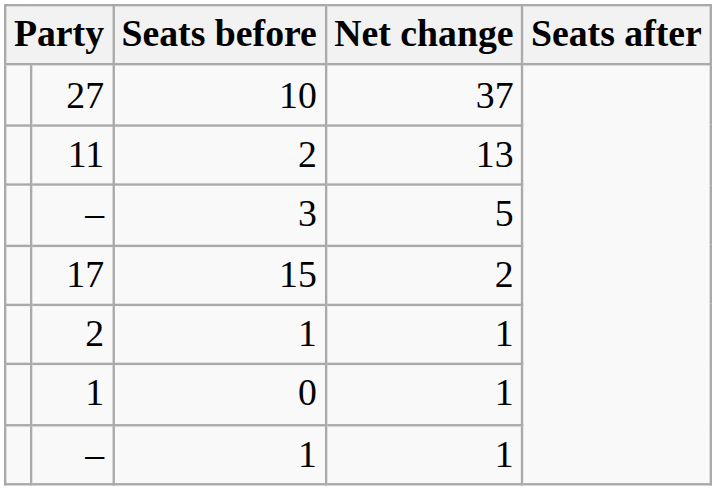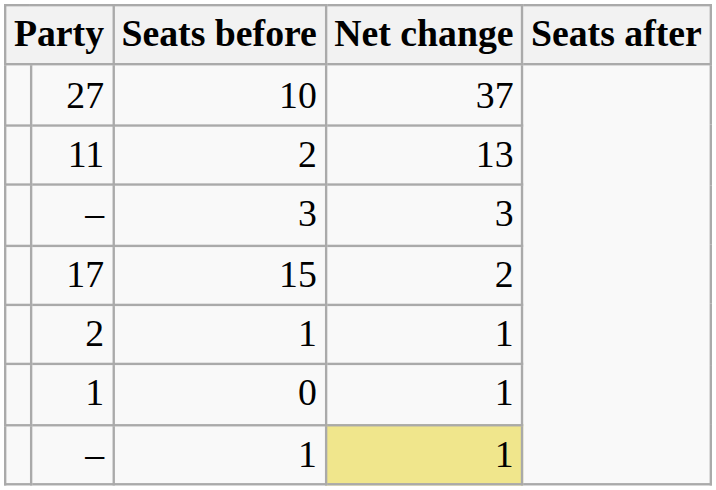(504, 214) 5 -> (504, 214) 3
(504, 453) no background -> (504, 453) khaki background
